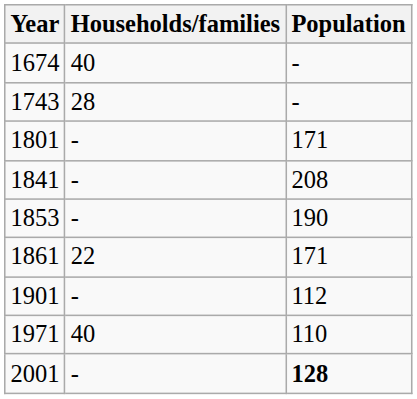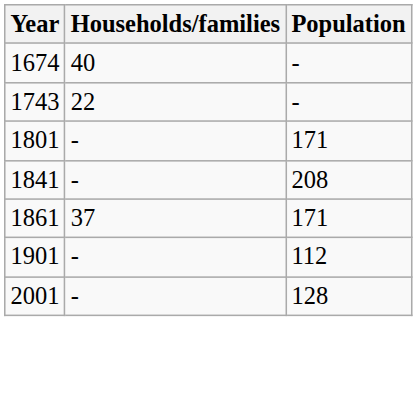(83, 101) 28 -> (83, 101) 22
- row: (35, 218)
(83, 256) 22 -> (83, 218) 37
- row: (35, 334)
(310, 373) bold -> (310, 295) normal
